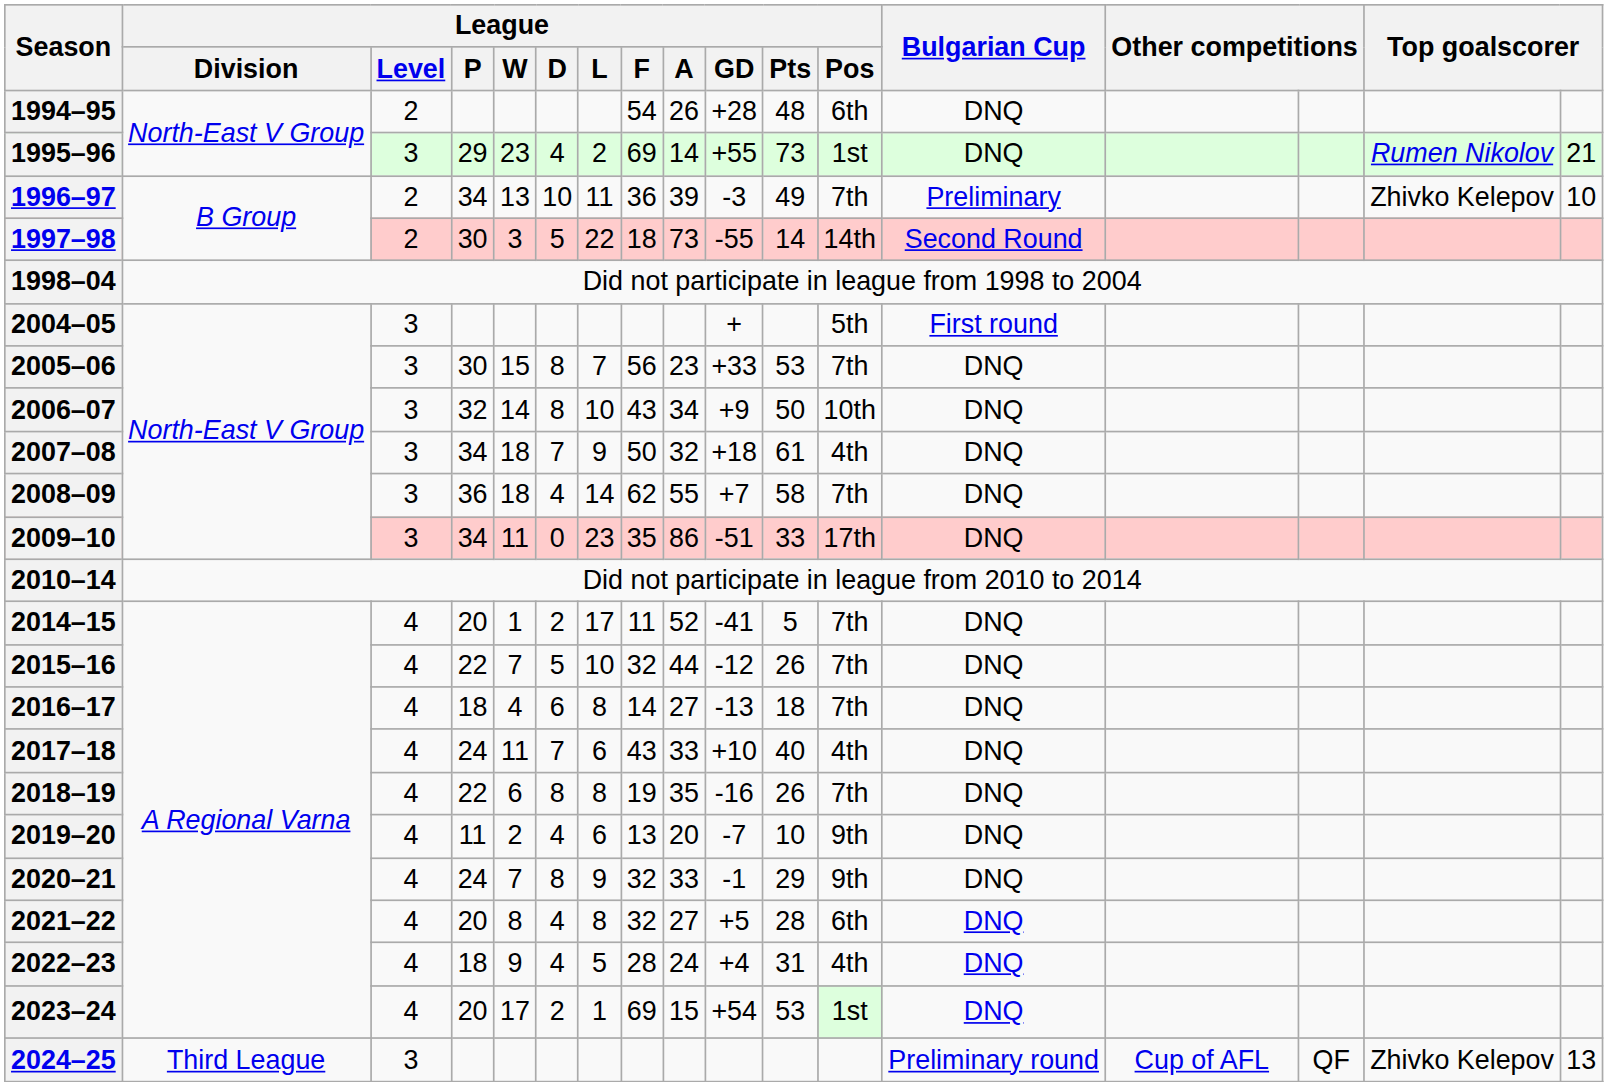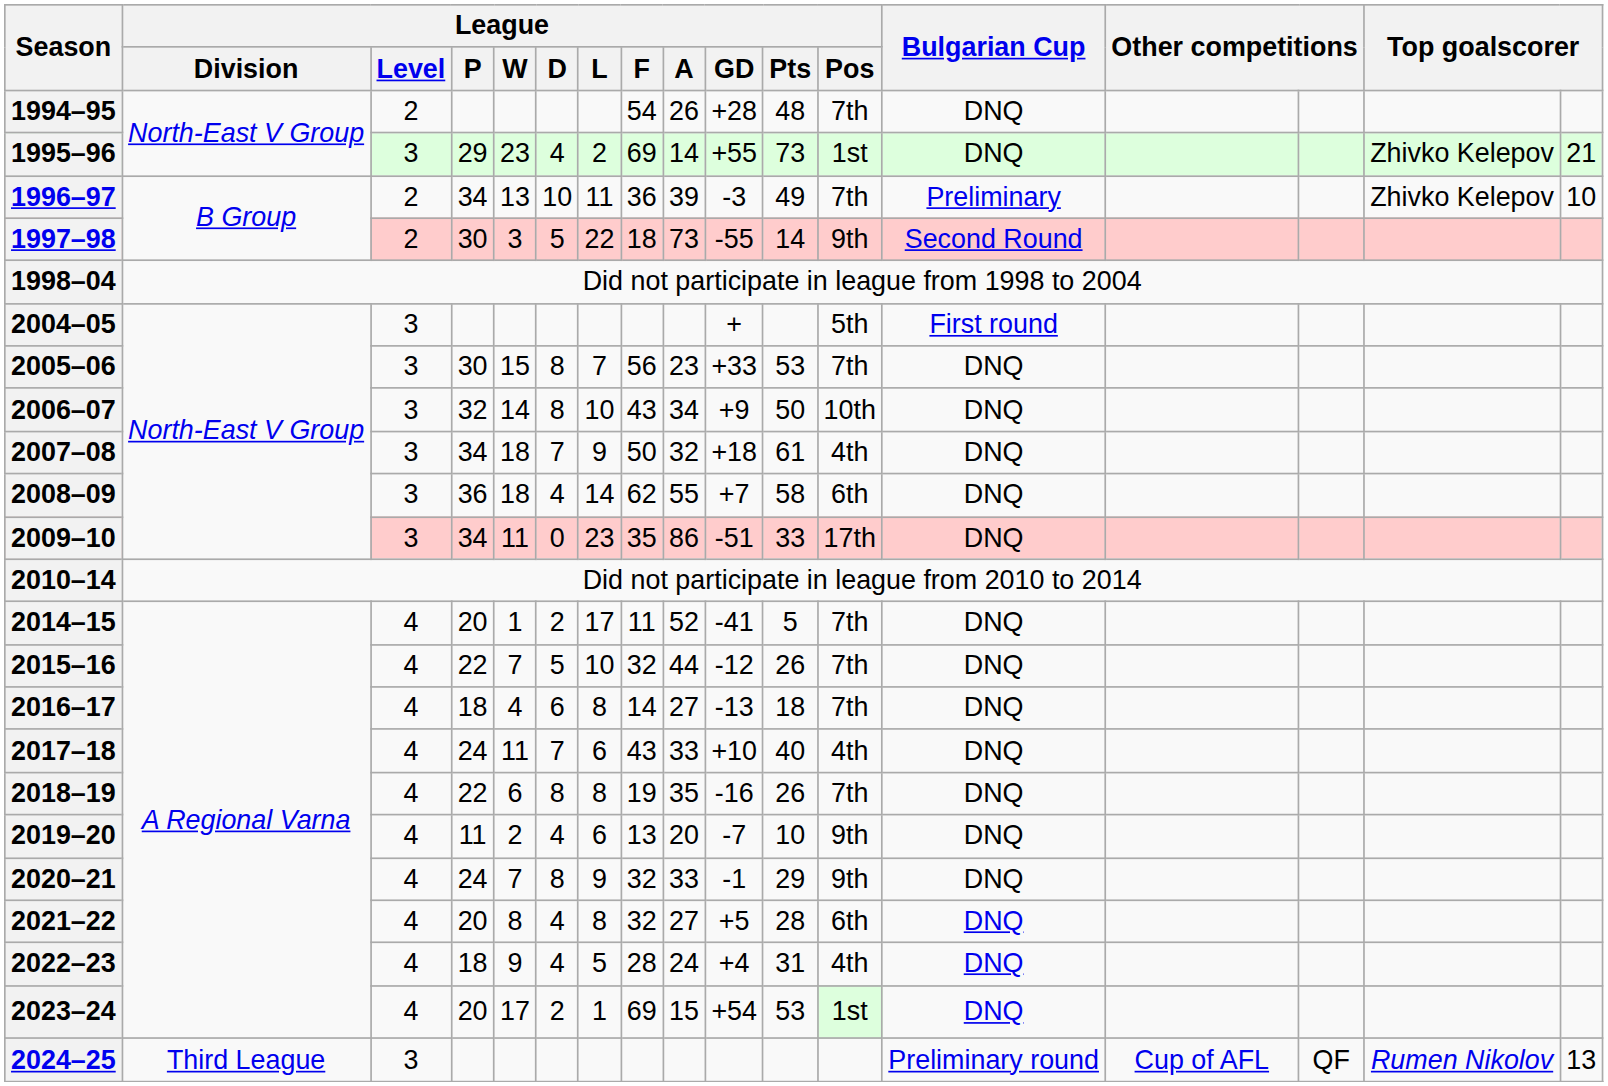(850, 111) 6th -> (850, 111) 7th
(1462, 153) Rumen Nikolov -> (1462, 153) Zhivko Kelepov
(850, 238) 14th -> (850, 238) 9th
(850, 494) 7th -> (850, 494) 6th
(1462, 1059) Zhivko Kelepov -> (1462, 1059) Rumen Nikolov
